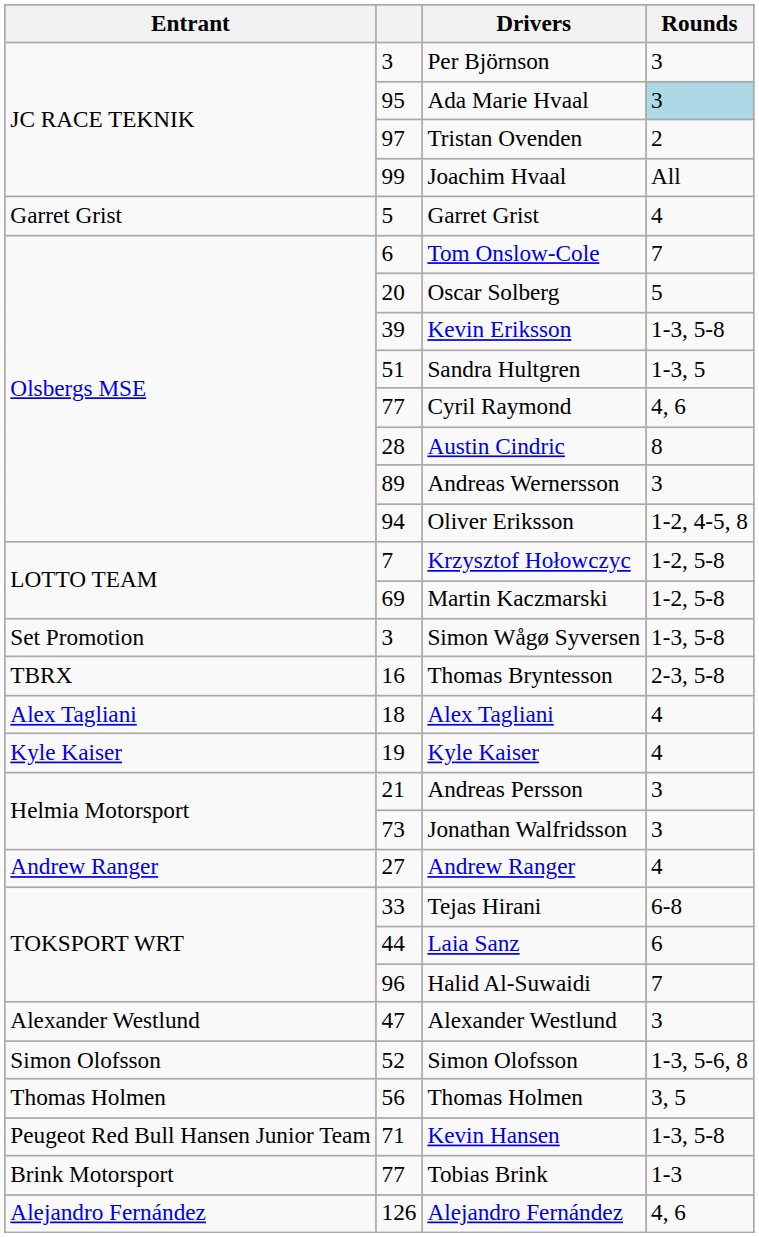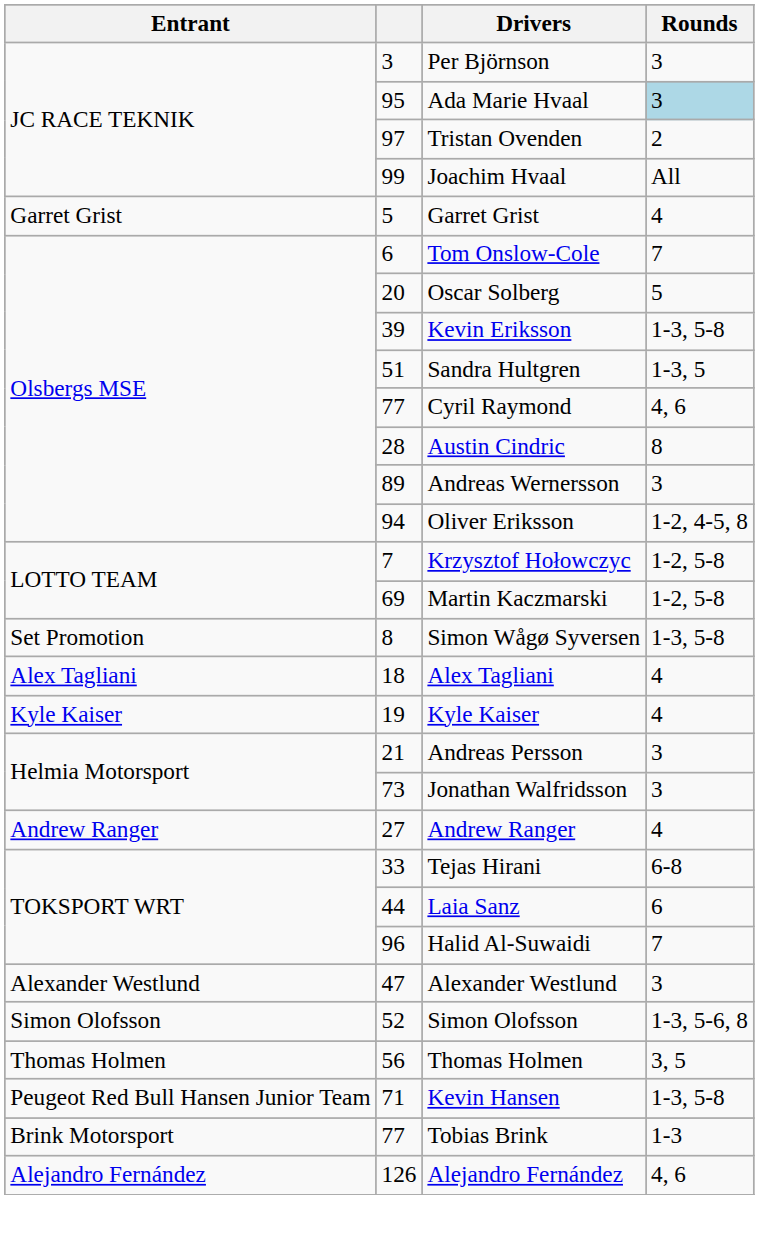(387, 637) 3 -> (387, 637) 8
- row: (520, 675)
